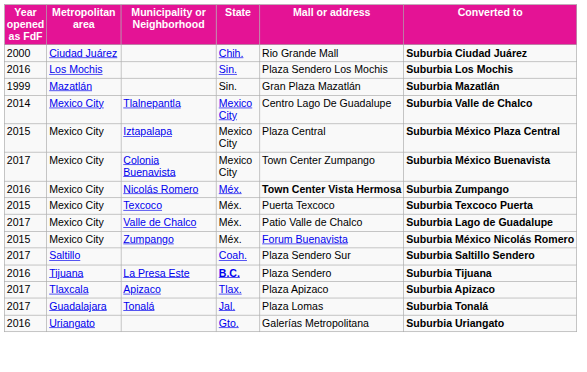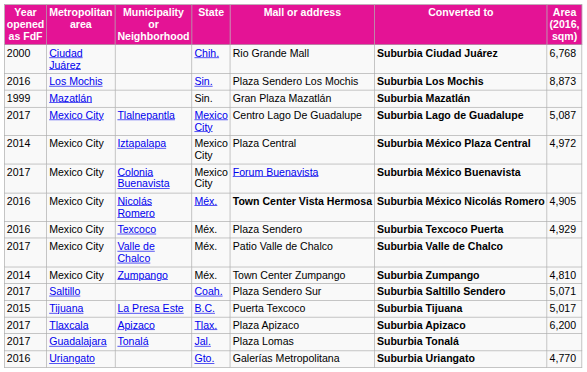+ column: (565, 24)
(19, 103) 2014 -> (19, 115) 2017
(469, 103) Suburbia Valle de Chalco -> (450, 115) Suburbia Lago de Guadalupe
(19, 132) 2015 -> (19, 144) 2014
(318, 160) Town Center Zumpango -> (276, 172) Forum Buenavista
(458, 189) Suburbia Zumpango -> (461, 201) Suburbia México Nicolás Romero
(19, 206) 2015 -> (19, 230) 2016
(298, 206) Puerta Texcoco -> (267, 230) Plaza Sendero
(480, 223) Suburbia Lago de Guadalupe -> (440, 246) Suburbia Valle de Chalco
(19, 239) 2015 -> (19, 275) 2014
(305, 239) Forum Buenavista -> (289, 275) Town Center Zumpango
(490, 239) Suburbia México Nicolás Romero -> (428, 275) Suburbia Zumpango
(19, 273) 2016 -> (19, 308) 2015
(229, 273) bold -> (205, 308) normal
(297, 273) Plaza Sendero -> (269, 308) Puerta Texcoco
